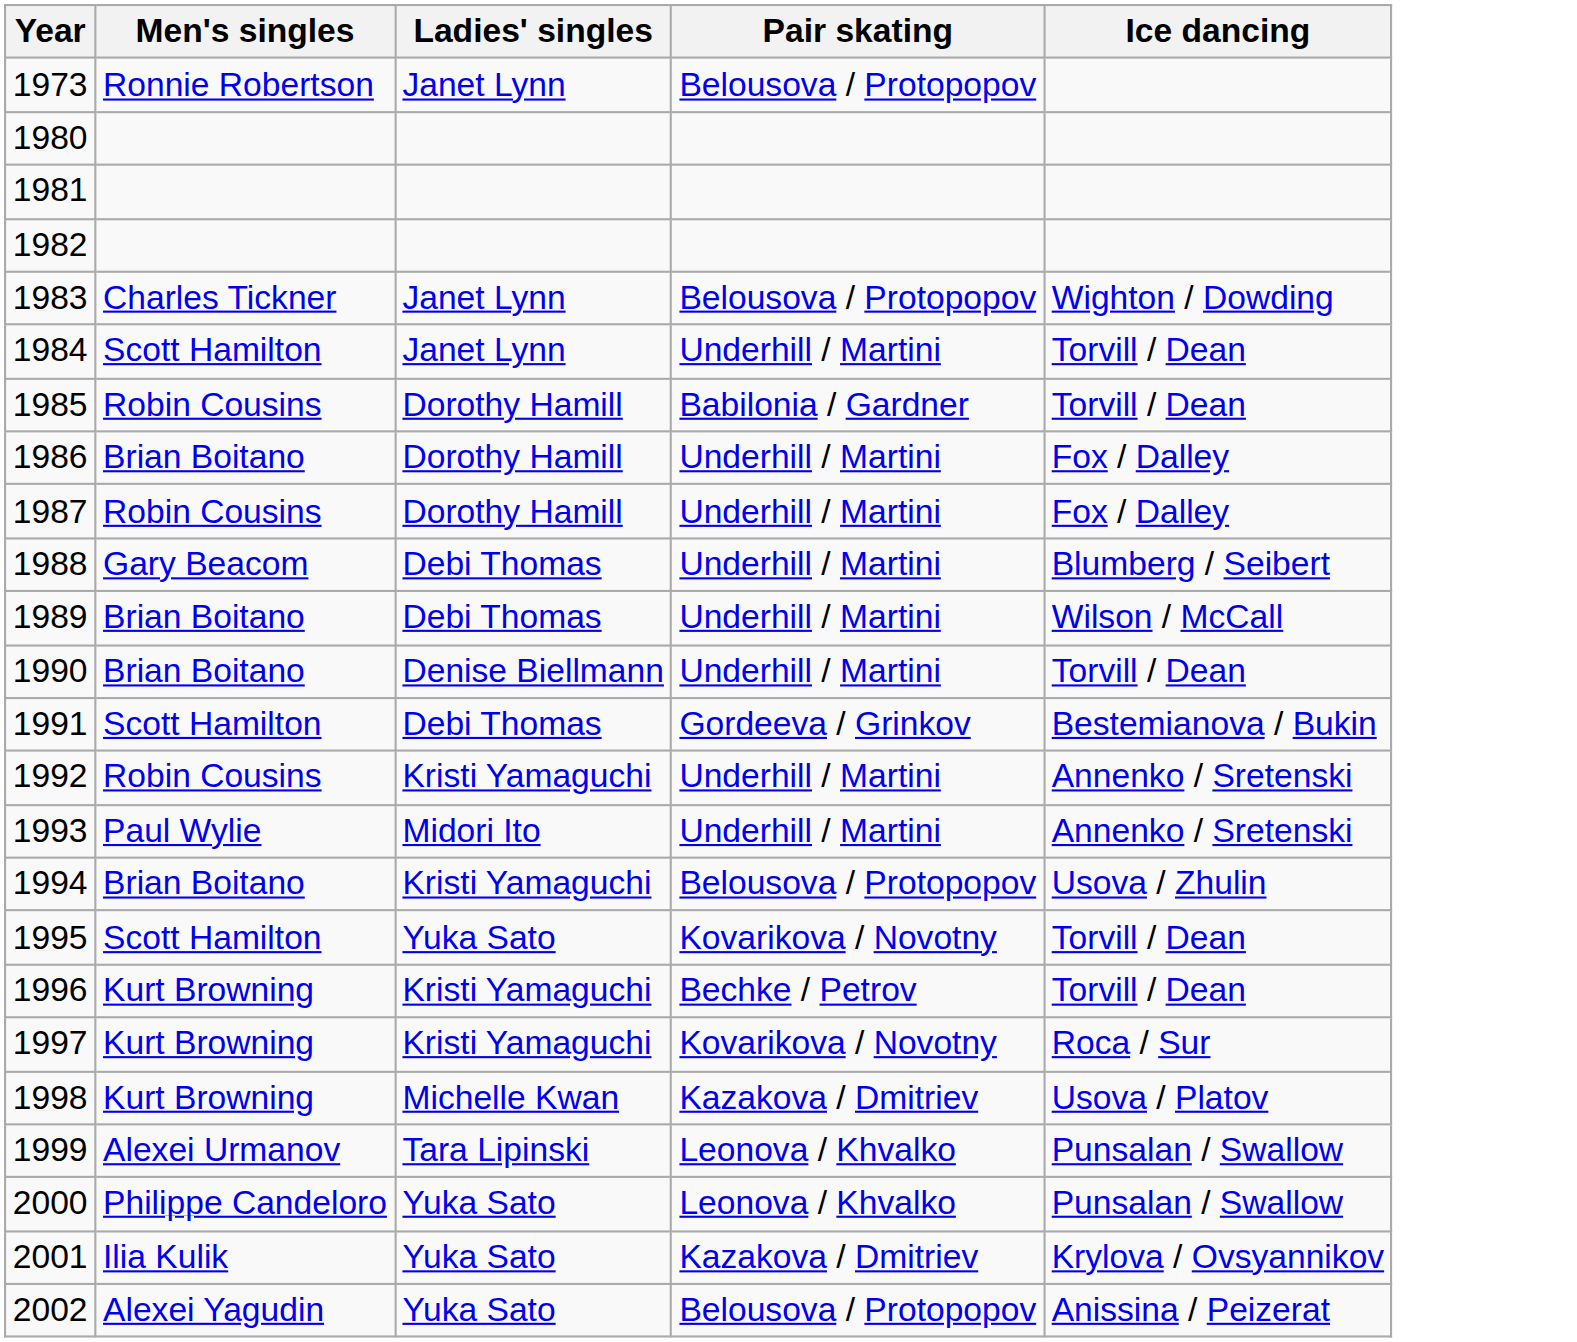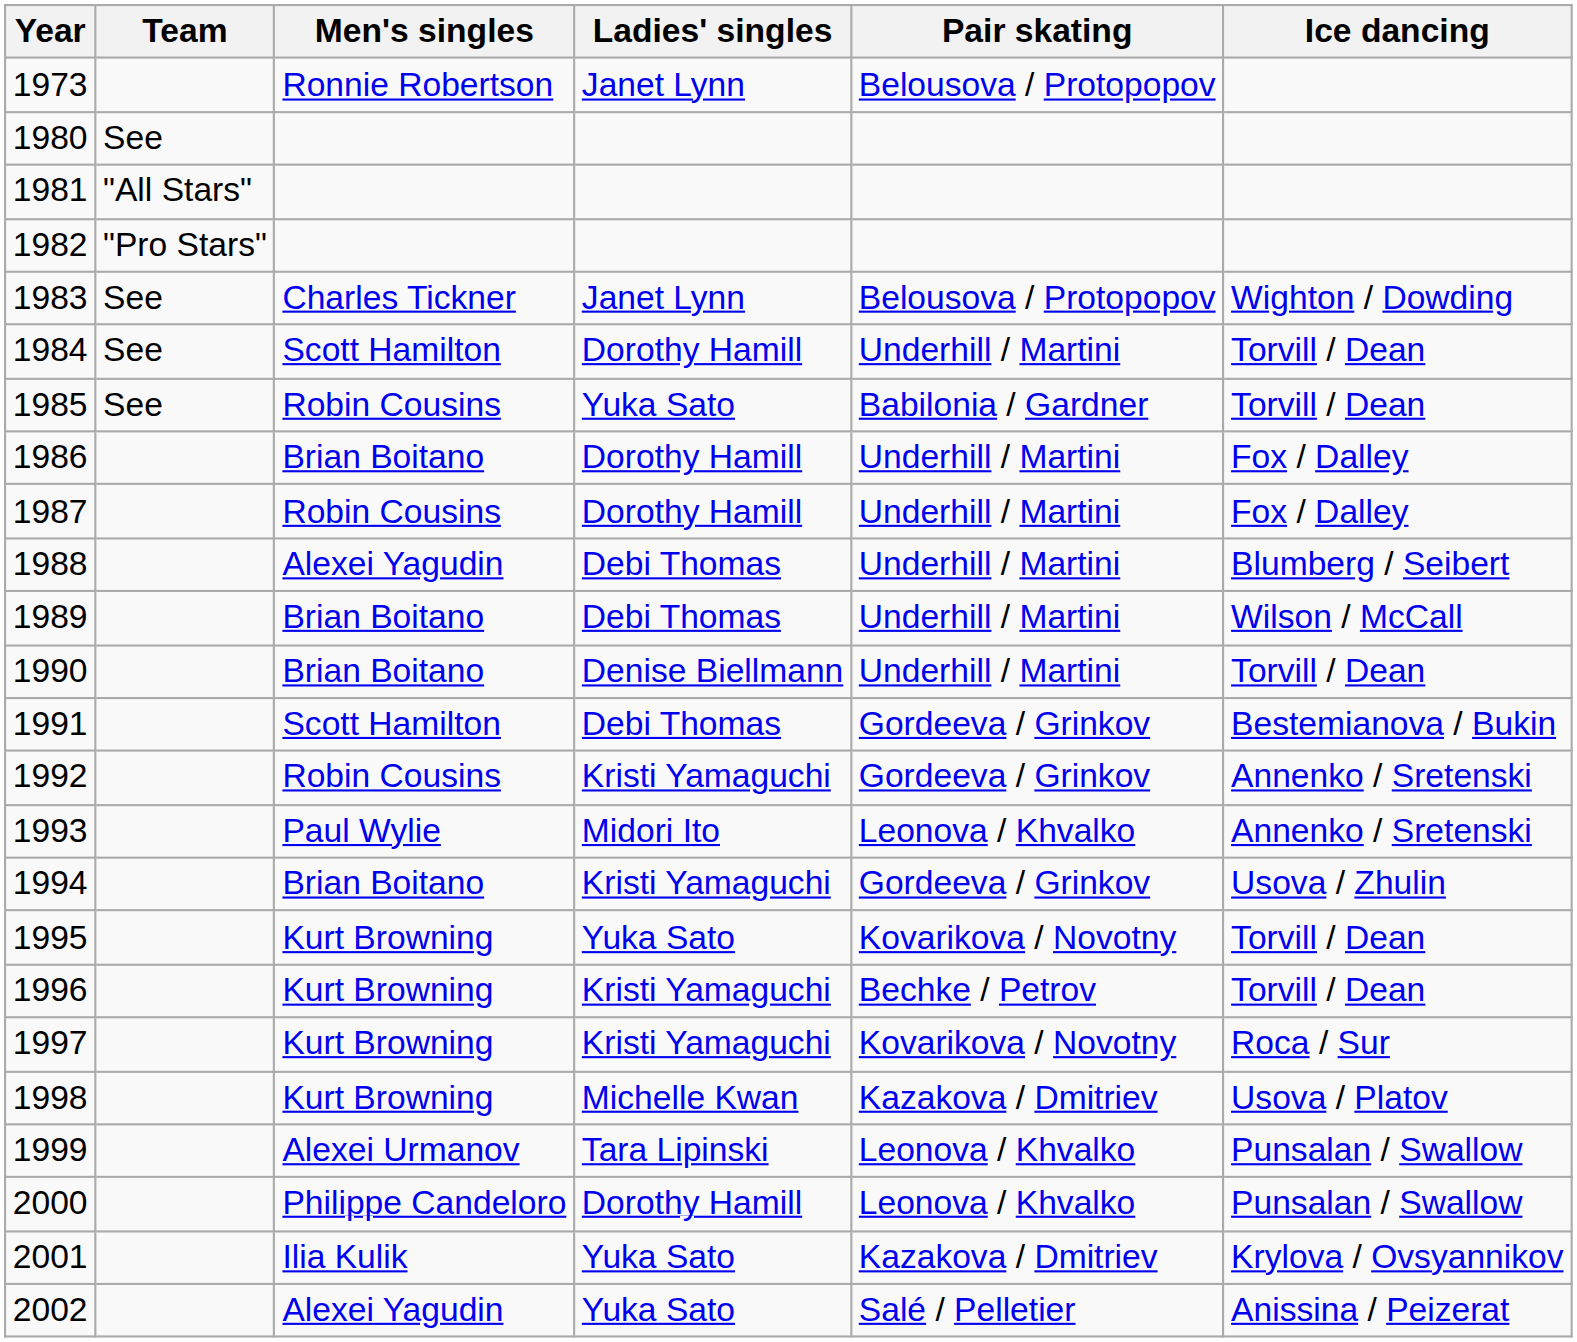+ column: (185, 31)
(484, 350) Janet Lynn -> (692, 350) Dorothy Hamill
(513, 404) Dorothy Hamill -> (658, 404) Yuka Sato
(206, 564) Gary Beacom -> (393, 564) Alexei Yagudin
(810, 777) Underhill / Martini -> (1004, 777) Gordeeva / Grinkov
(810, 830) Underhill / Martini -> (997, 830) Leonova / Khvalko
(858, 883) Belousova / Protopopov -> (1004, 883) Gordeeva / Grinkov
(212, 937) Scott Hamilton -> (388, 937) Kurt Browning
(479, 1203) Yuka Sato -> (692, 1203) Dorothy Hamill
(858, 1310) Belousova / Protopopov -> (967, 1310) Salé / Pelletier
